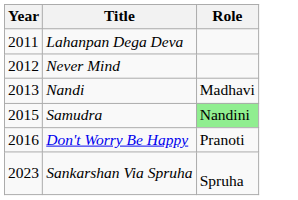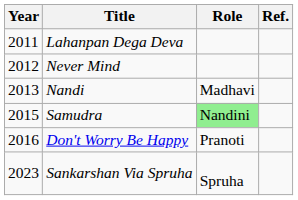+ column: (276, 16)
